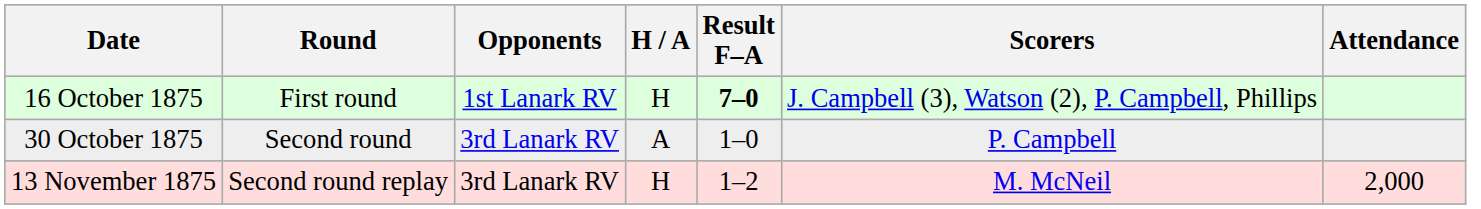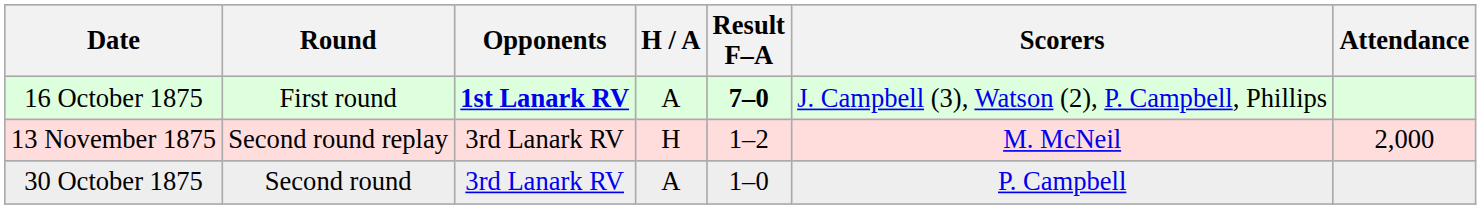(540, 97) normal -> (545, 97) bold
(661, 97) H -> (671, 97) A
rows swapped: (113, 139) <-> (113, 181)
